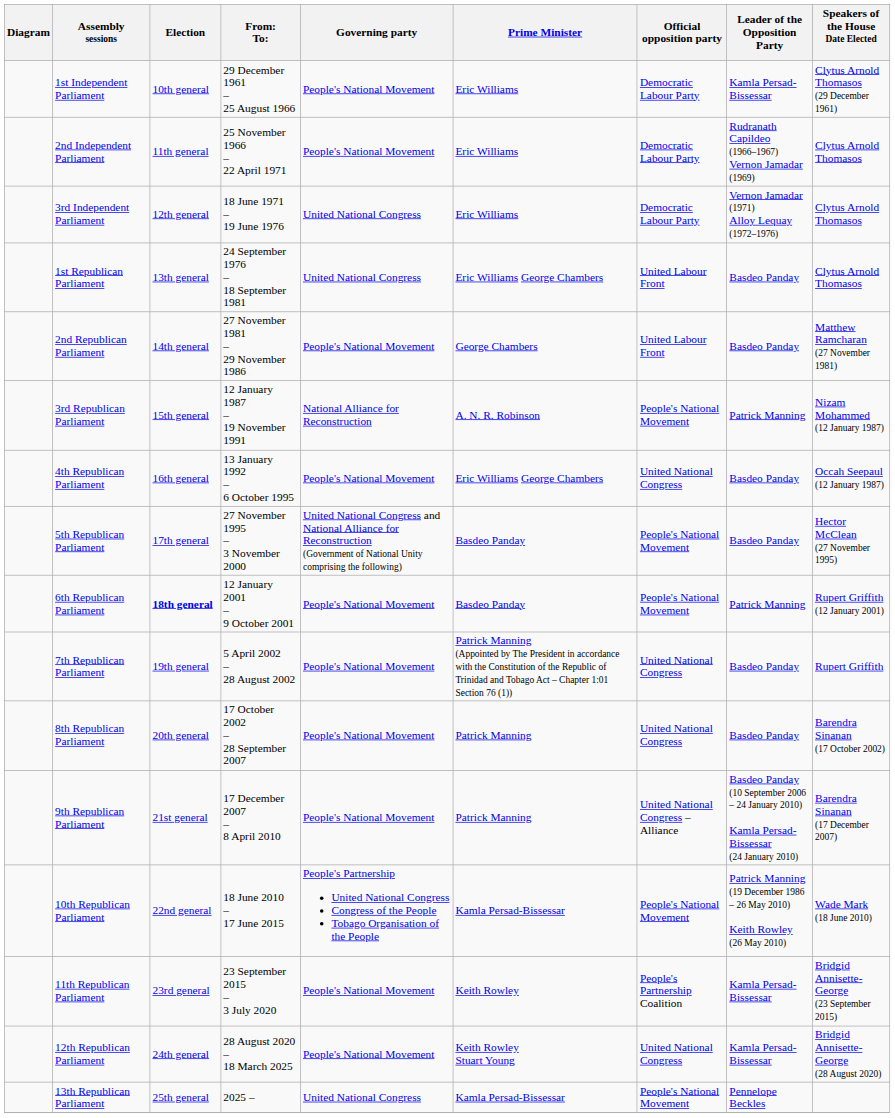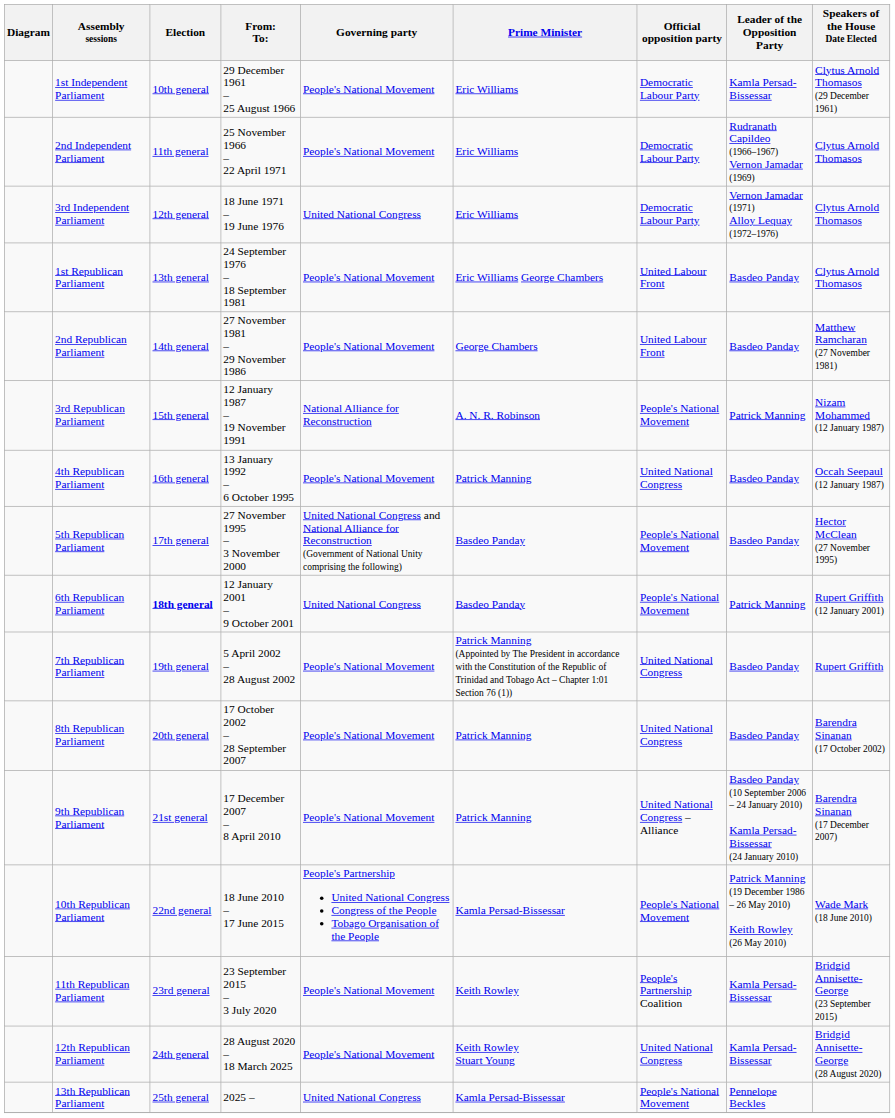(362, 277) United National Congress -> (369, 277) People's National Movement
(529, 478) Eric Williams George Chambers -> (493, 478) Patrick Manning
(369, 603) People's National Movement -> (362, 603) United National Congress
